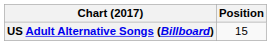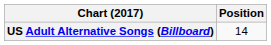(241, 31) 15 -> (241, 31) 14
